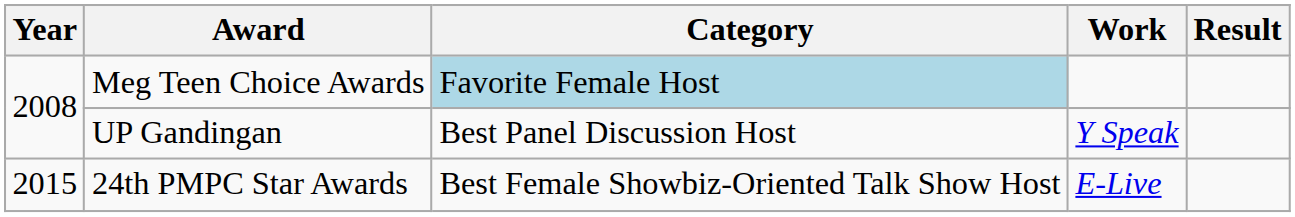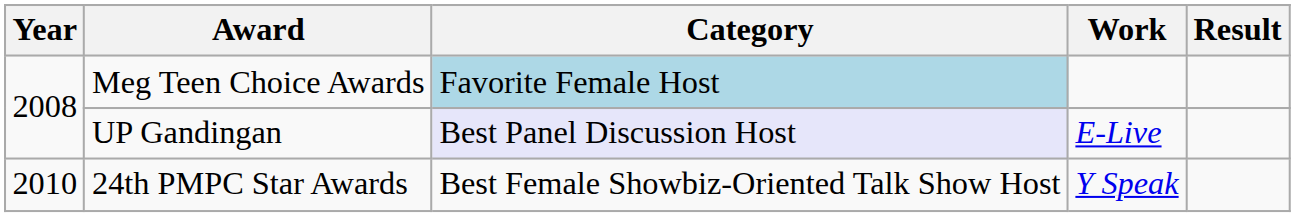(618, 132) no background -> (618, 132) lavender background
(1127, 132) Y Speak -> (1118, 132) E-Live
(45, 183) 2015 -> (45, 183) 2010
(1118, 183) E-Live -> (1127, 183) Y Speak
